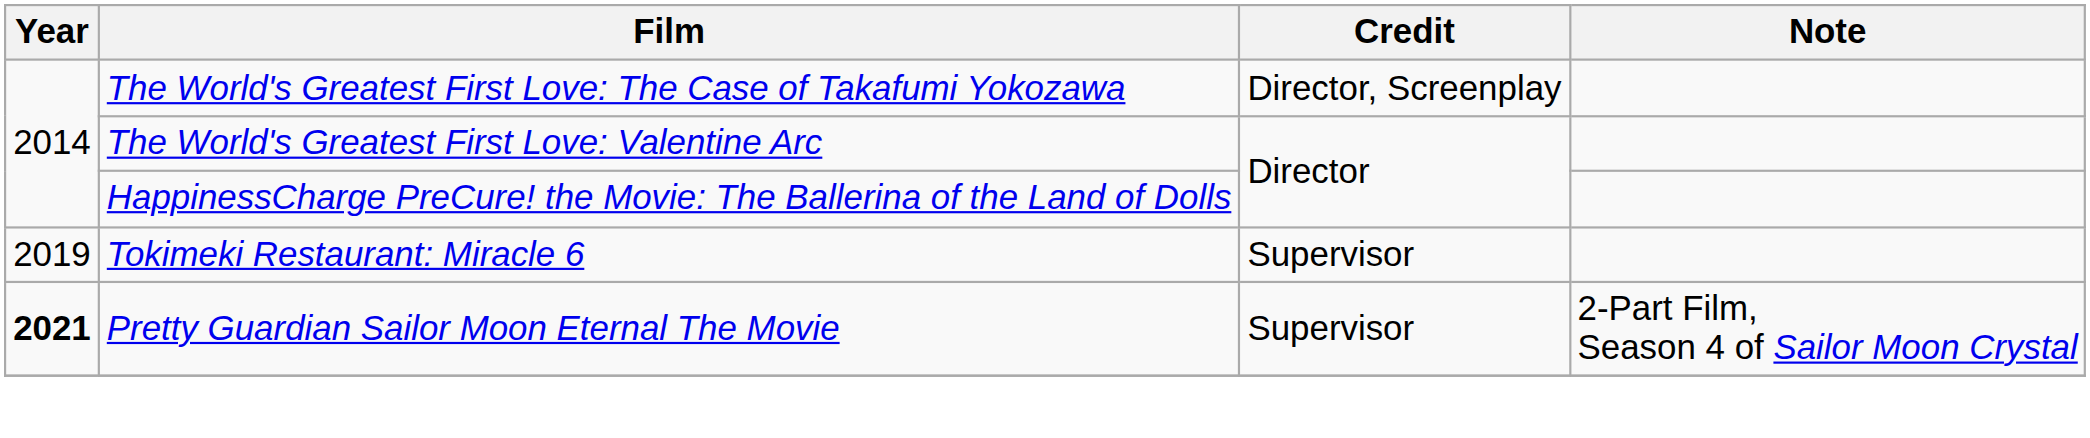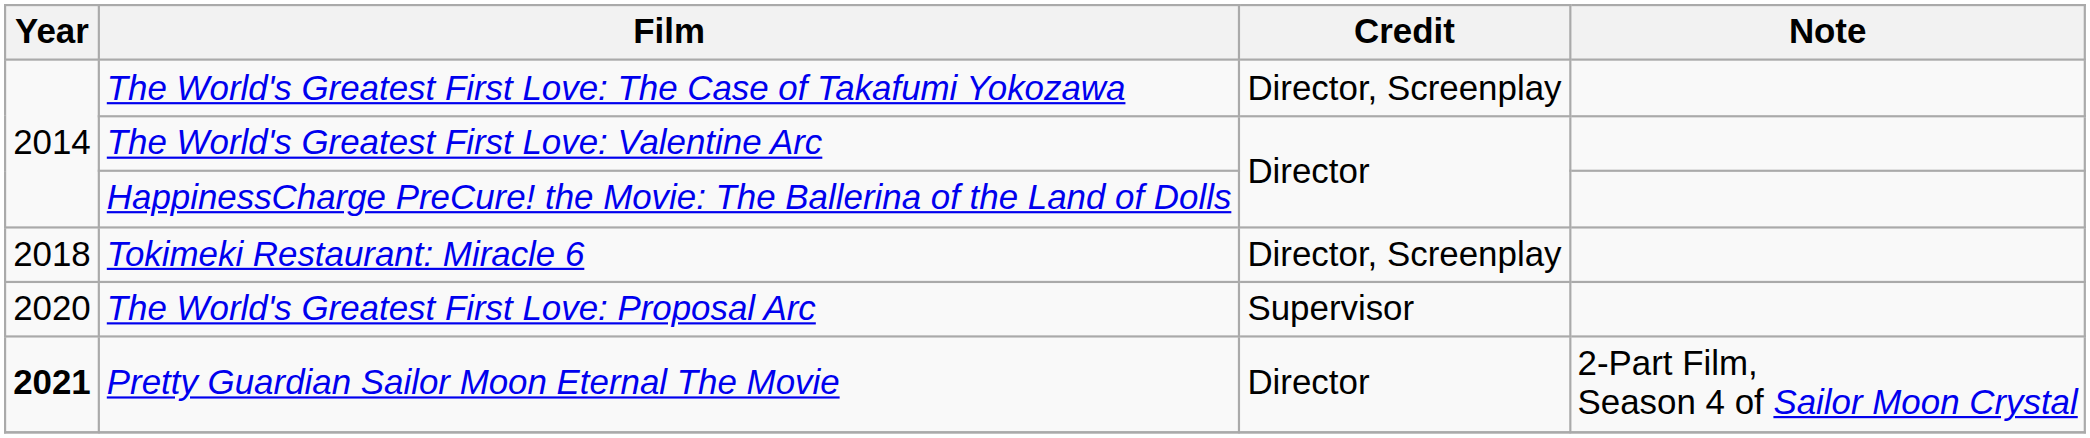(52, 253) 2019 -> (52, 253) 2018
(1331, 253) Supervisor -> (1404, 253) Director, Screenplay
+ row: (461, 308)
(1331, 328) Supervisor -> (1308, 383) Director
